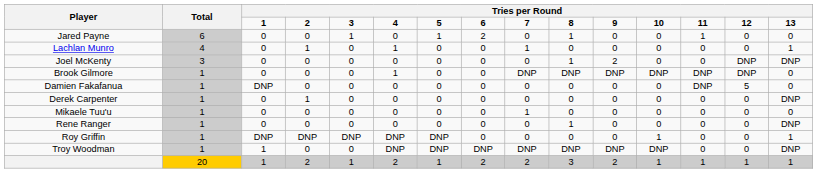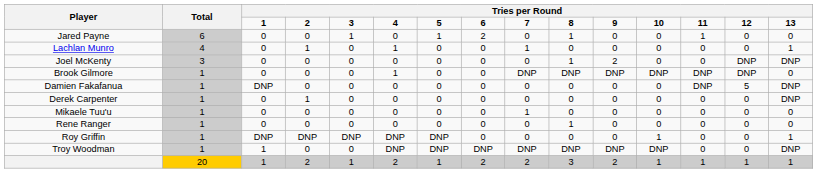(791, 86) 0 -> (791, 86) DNP
(791, 124) DNP -> (791, 124) 0
